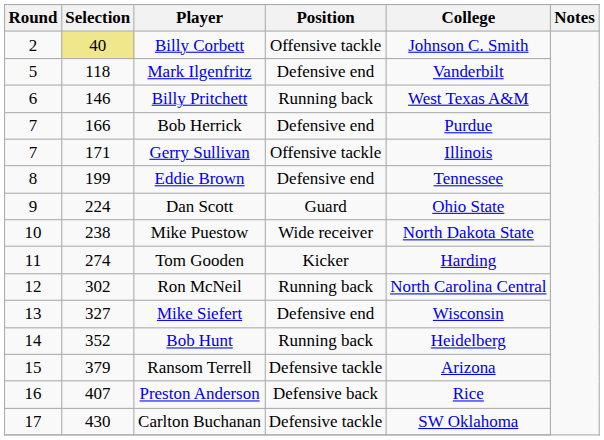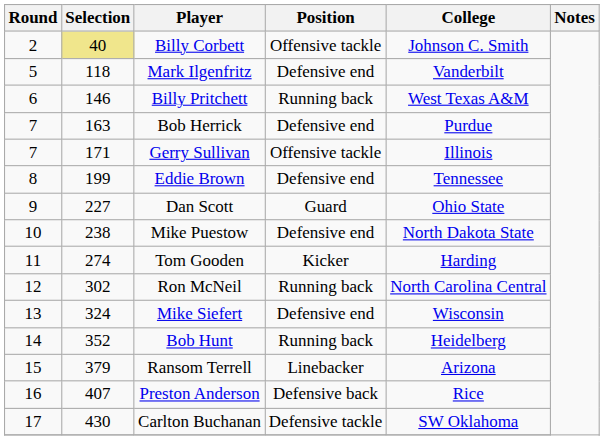(98, 125) 166 -> (98, 125) 163
(98, 206) 224 -> (98, 206) 227
(326, 233) Wide receiver -> (326, 233) Defensive end
(98, 313) 327 -> (98, 313) 324
(326, 367) Defensive tackle -> (326, 367) Linebacker
